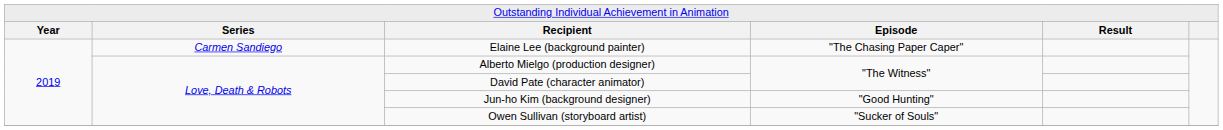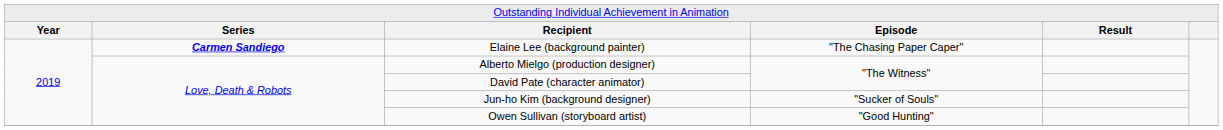(238, 47) normal -> (238, 47) bold
(896, 99) "Good Hunting" -> (896, 99) "Sucker of Souls"
(896, 116) "Sucker of Souls" -> (896, 116) "Good Hunting"
